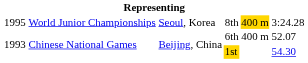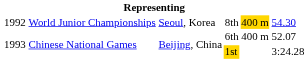(15, 22) 1995 -> (15, 22) 1992
(288, 22) 3:24.28 -> (284, 22) 54.30
(284, 52) 54.30 -> (288, 52) 3:24.28
